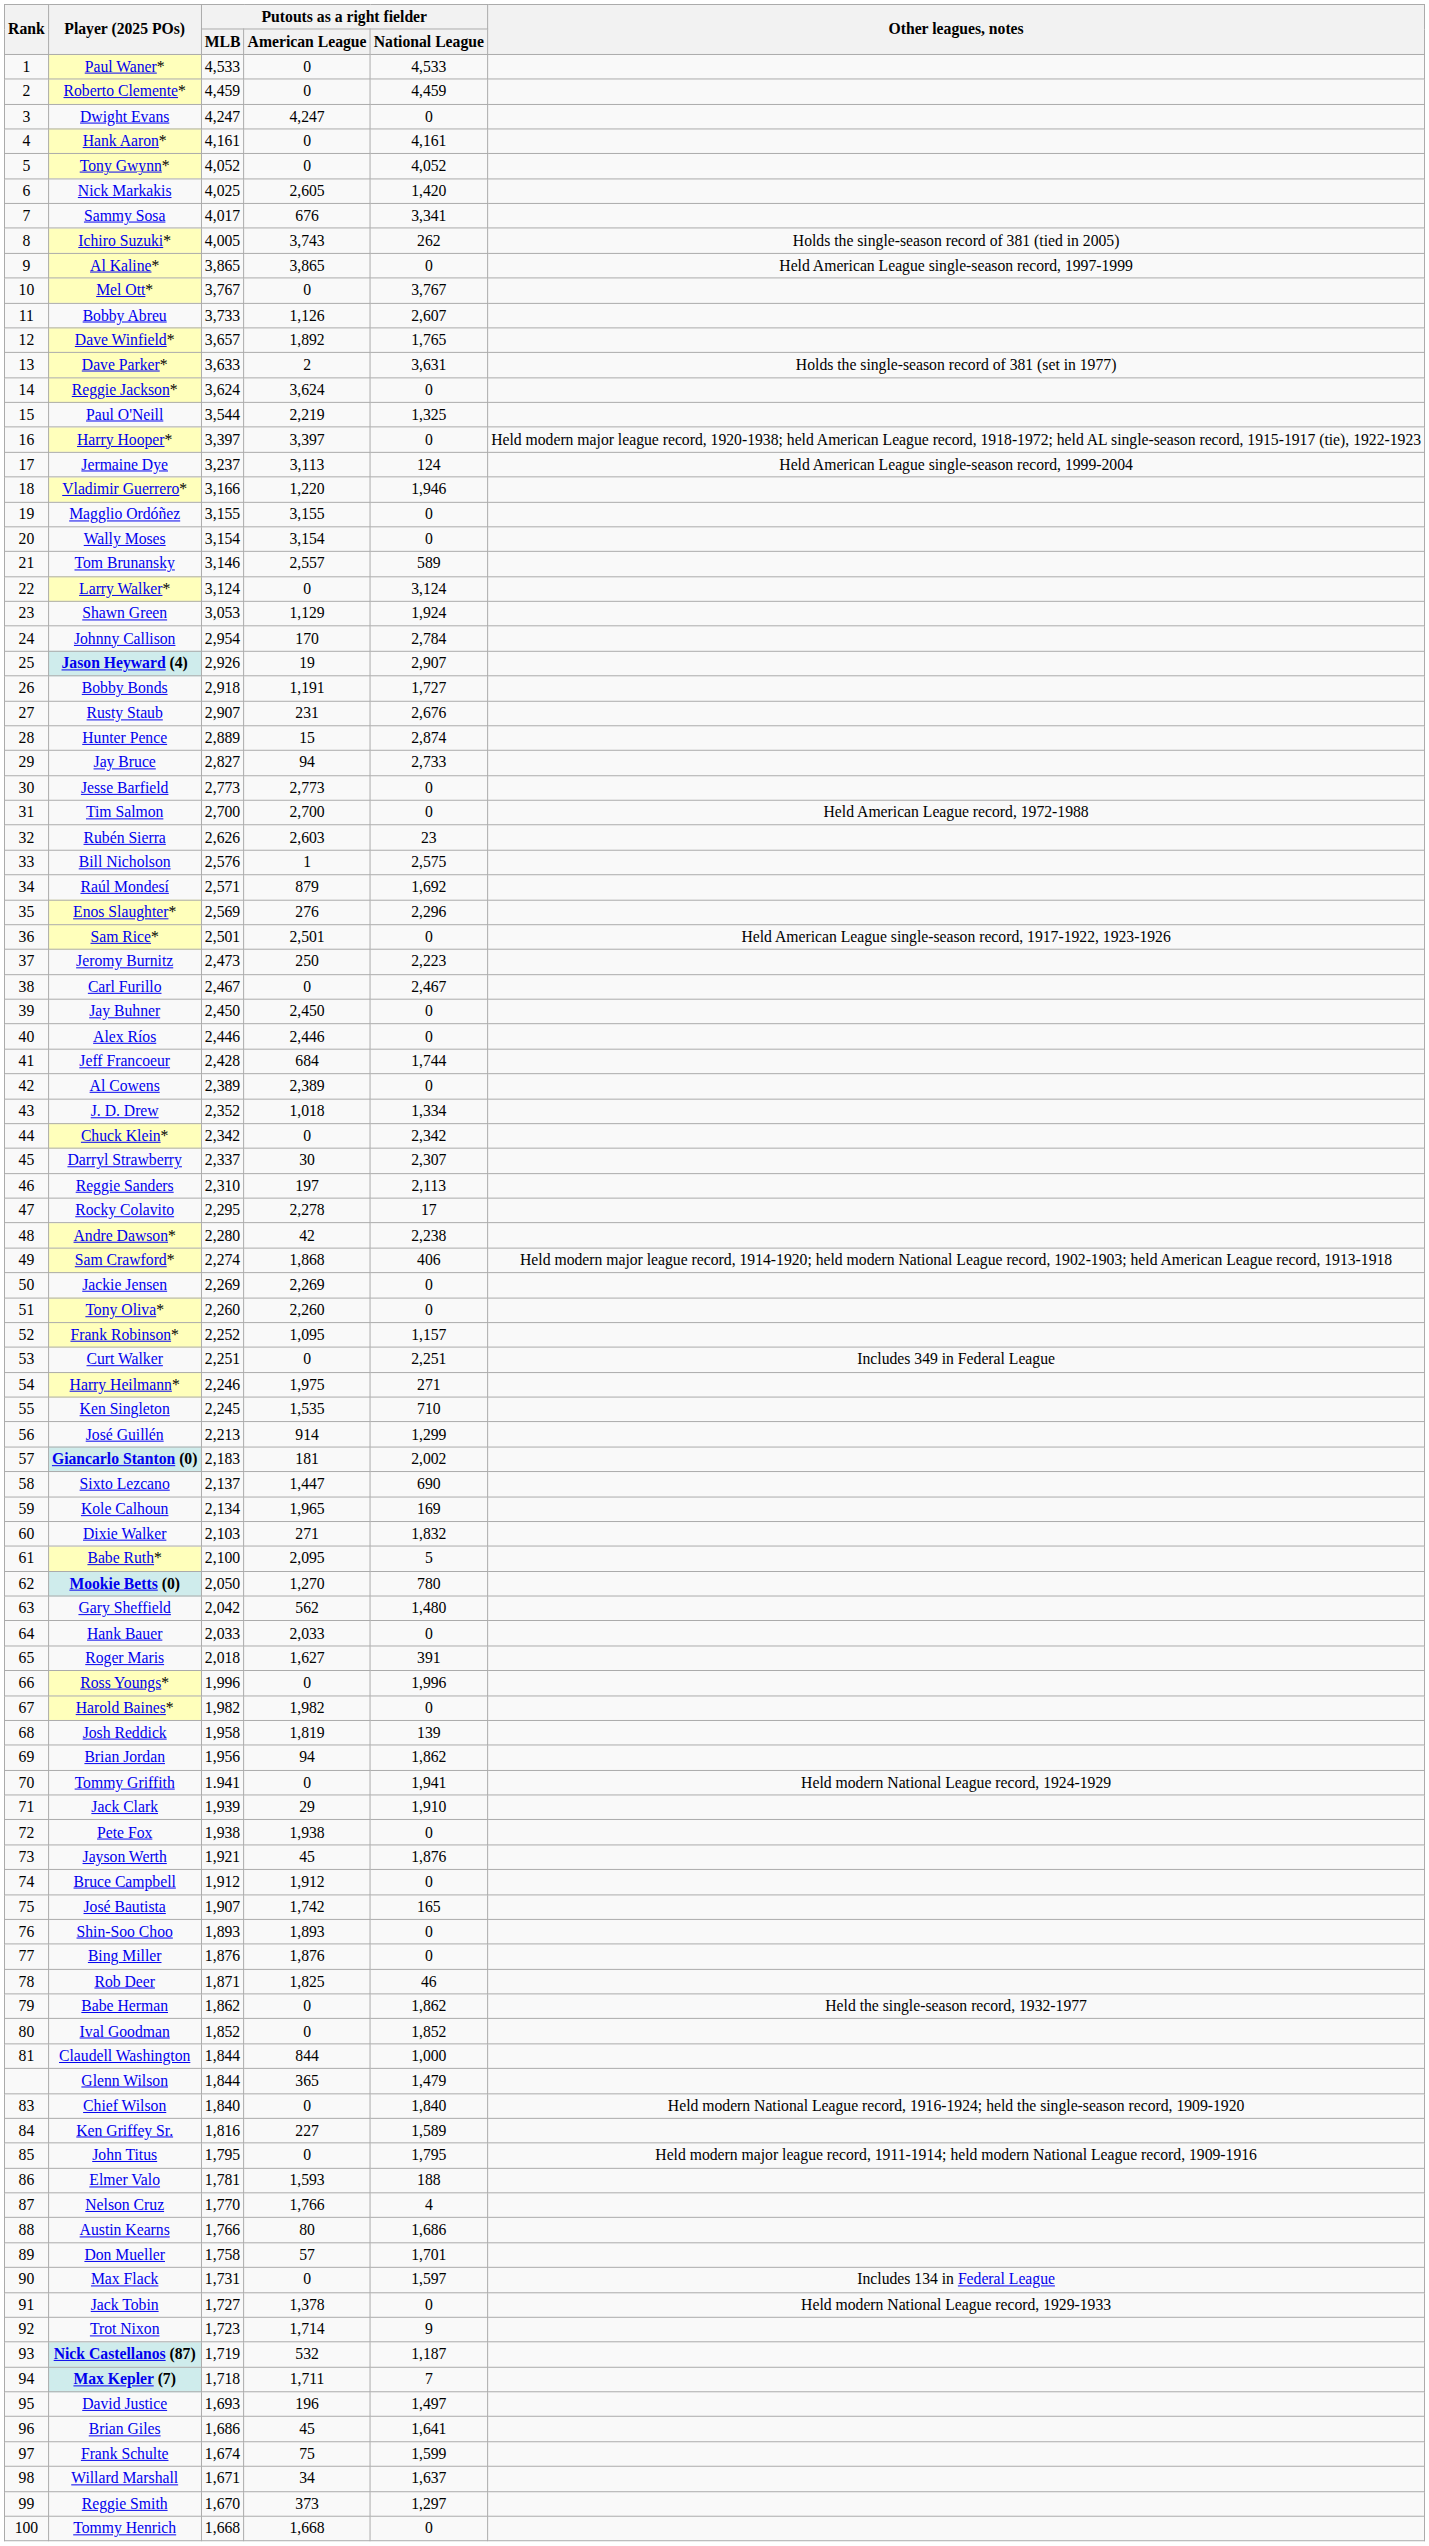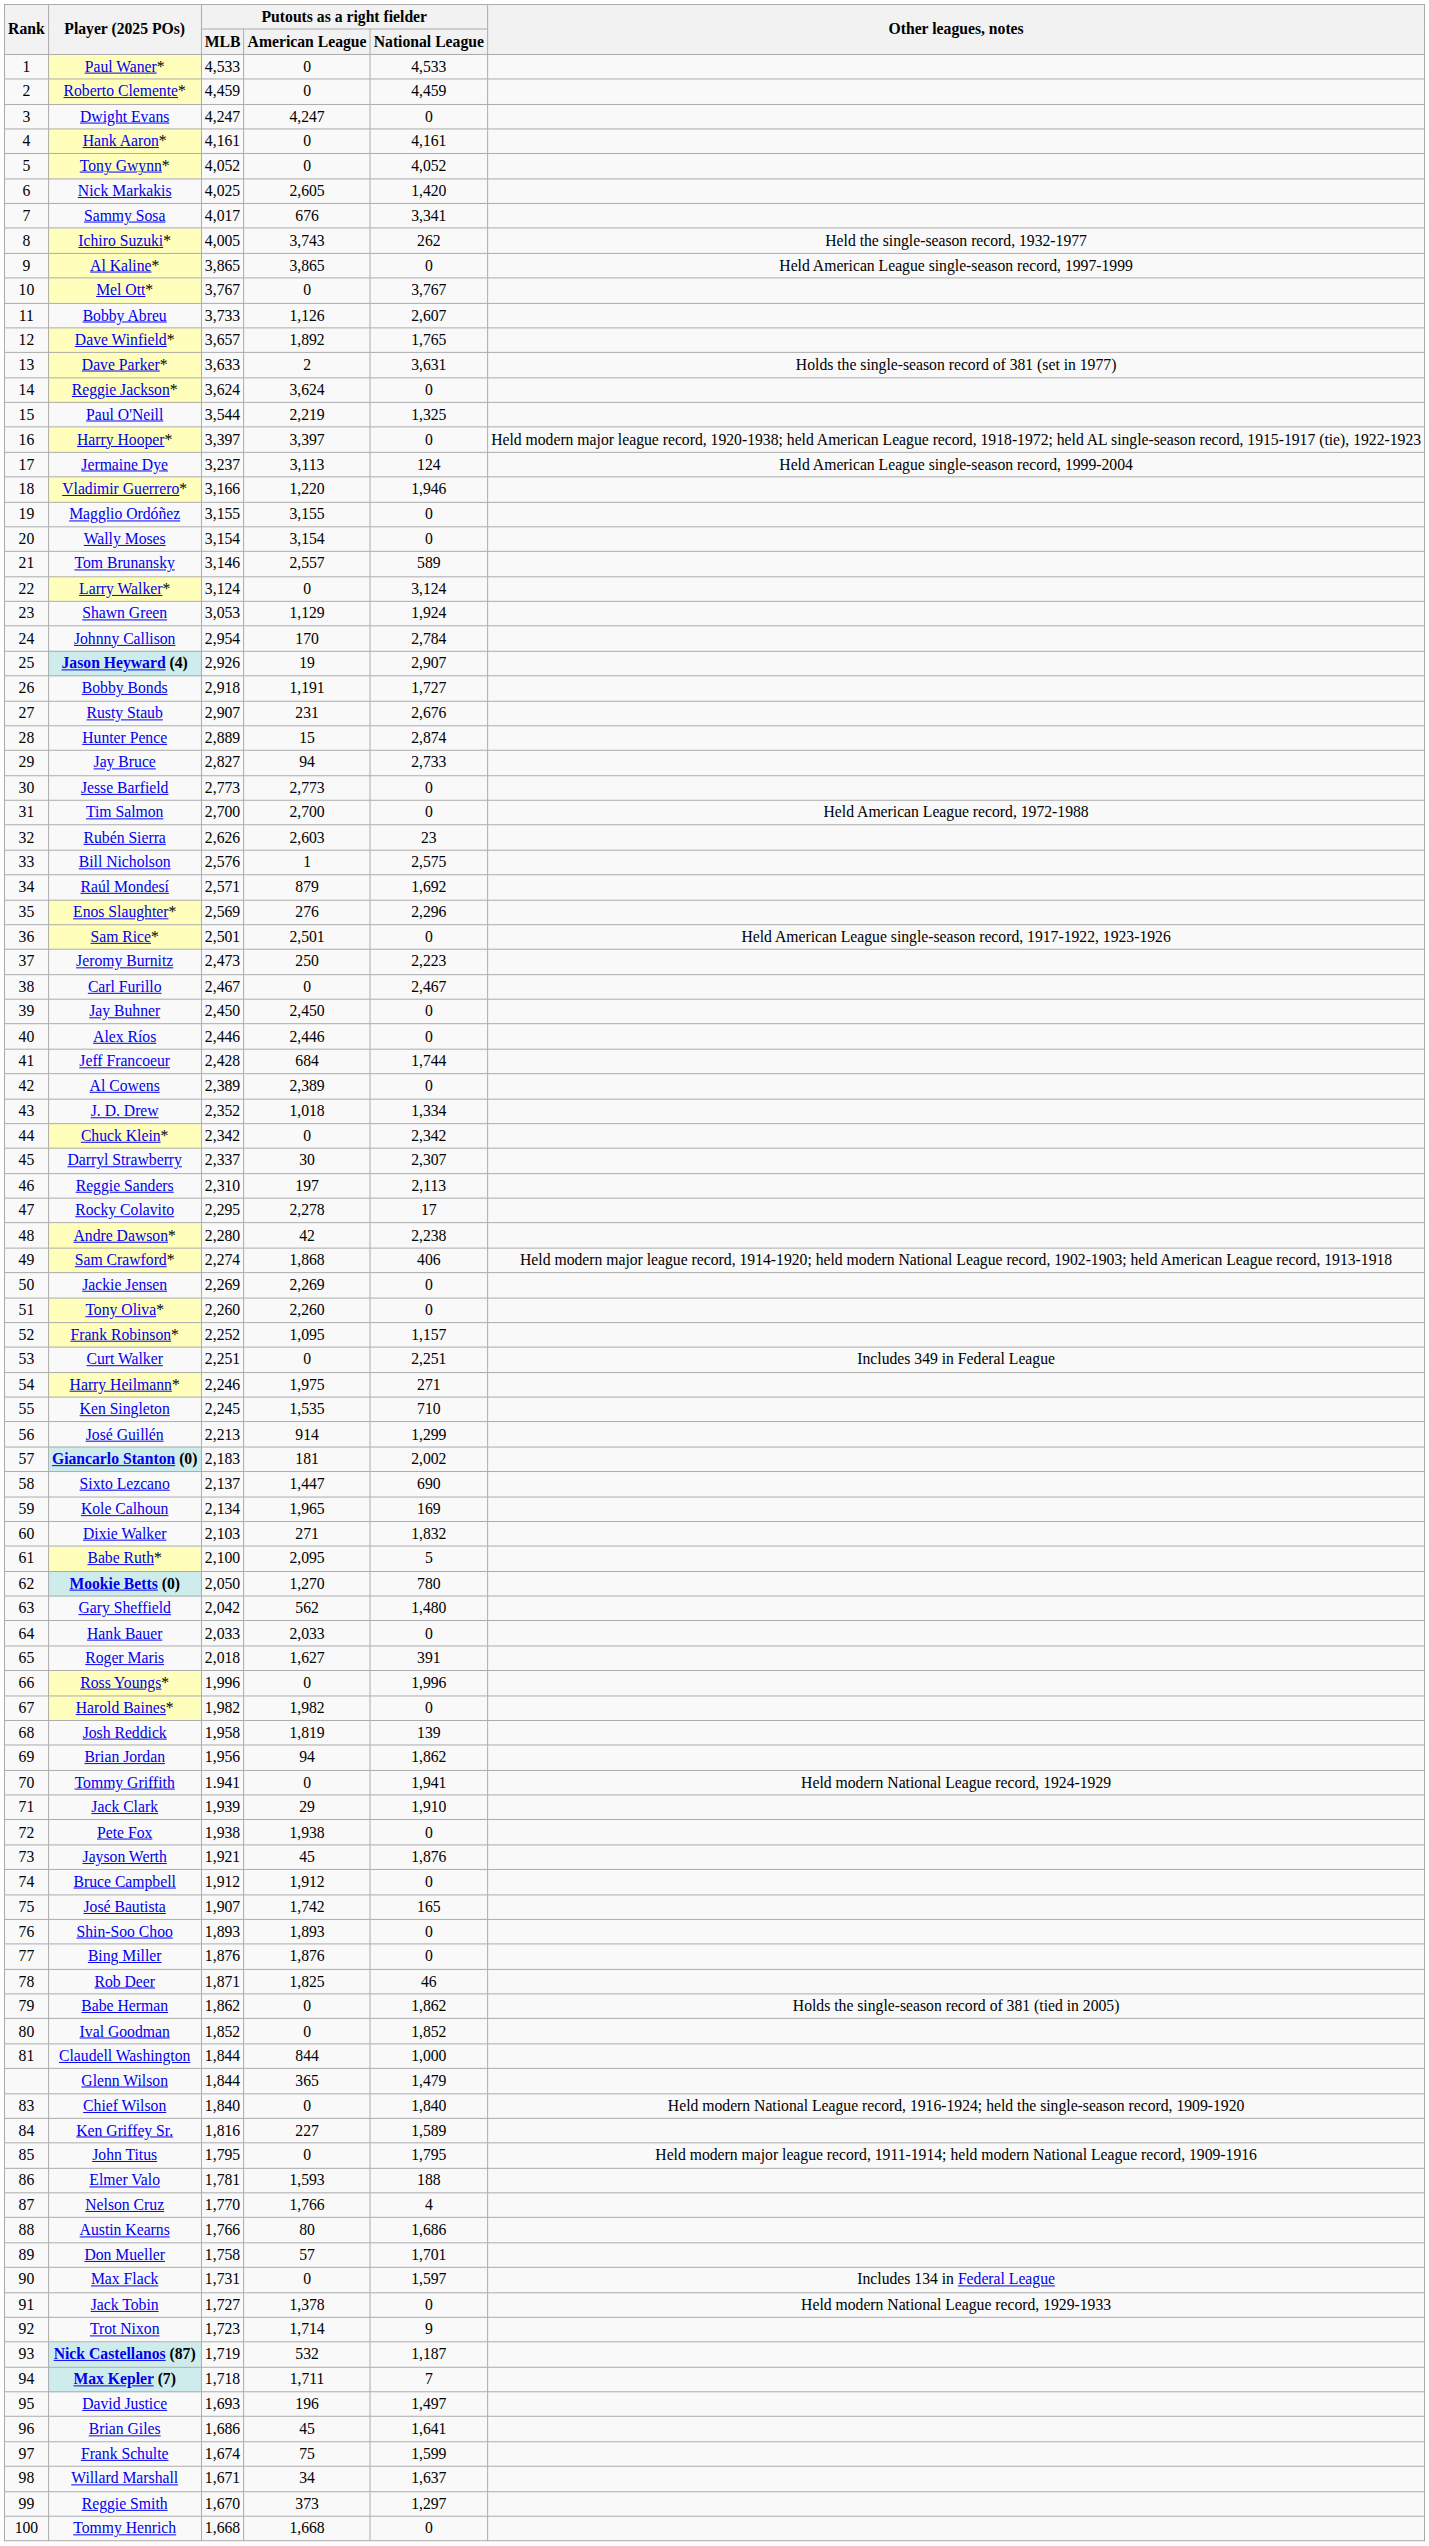(956, 240) Holds the single-season record of 381 (tied in 2005) -> (956, 240) Held the single-season record, 1932-1977
(956, 2006) Held the single-season record, 1932-1977 -> (956, 2006) Holds the single-season record of 381 (tied in 2005)
